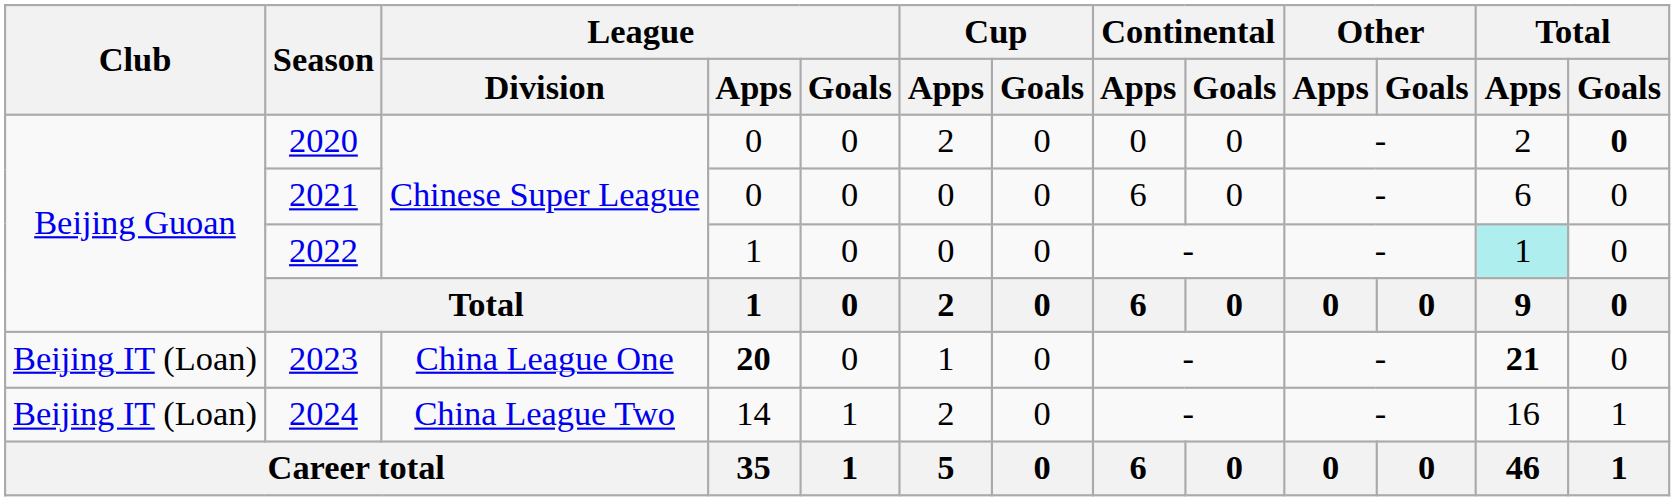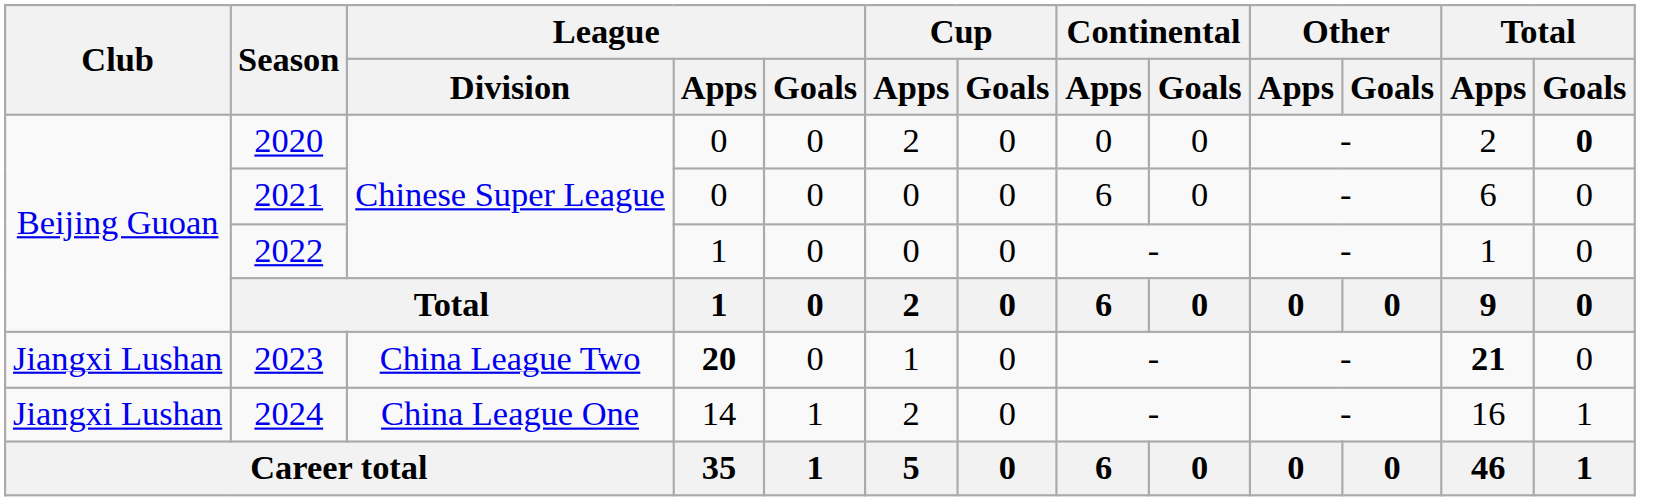(1523, 250) paleturquoise background -> (1488, 250) no background
(135, 359) Beijing IT (Loan) -> (118, 359) Jiangxi Lushan
(545, 359) China League One -> (510, 359) China League Two
(135, 413) Beijing IT (Loan) -> (118, 413) Jiangxi Lushan
(545, 413) China League Two -> (510, 413) China League One
